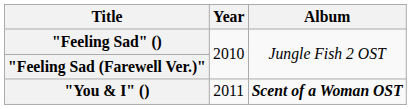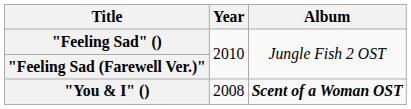(229, 91) 2011 -> (229, 91) 2008
